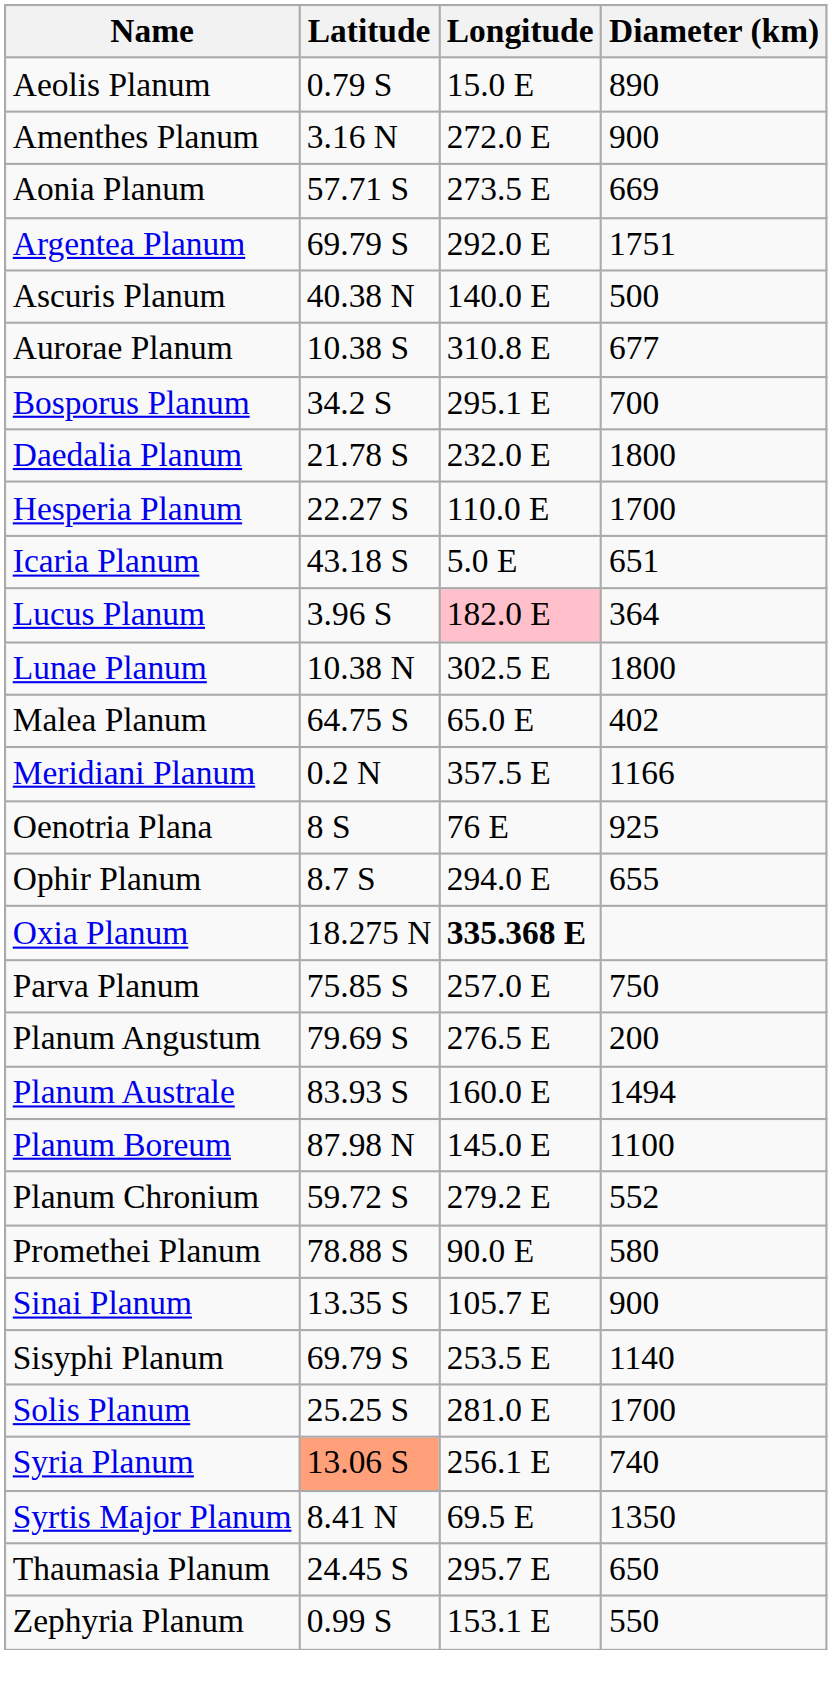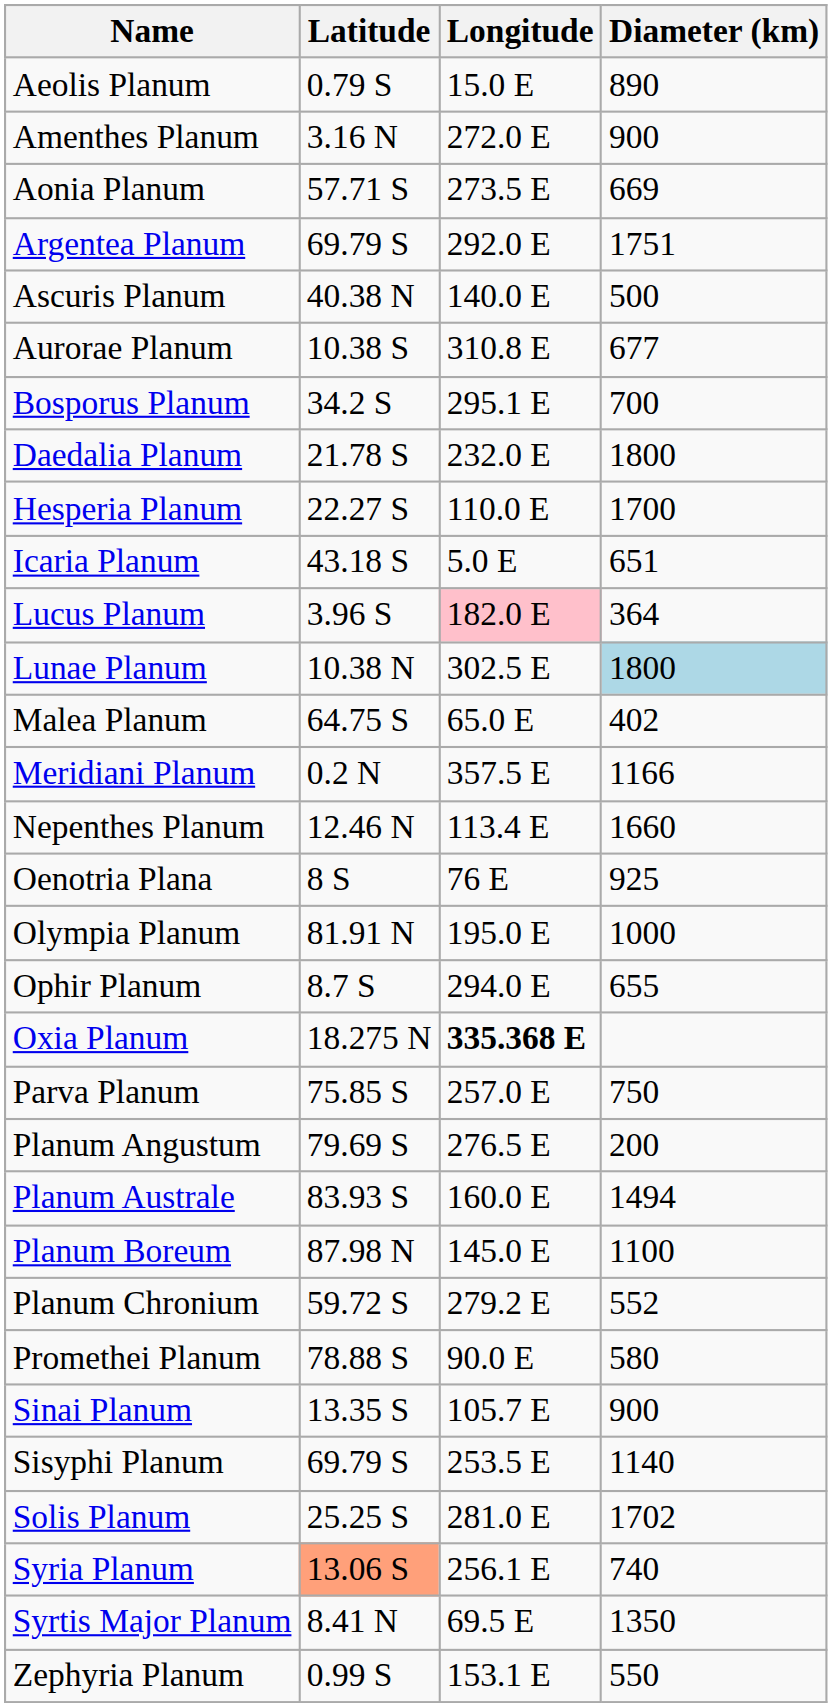(642, 667) no background -> (642, 667) lightblue background
+ row: (139, 826)
+ row: (127, 932)
(642, 1409) 1700 -> (642, 1515) 1702
- row: (141, 1568)
